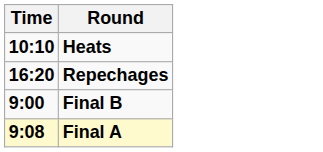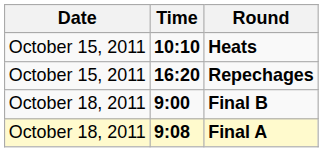+ column: (77, 18)
